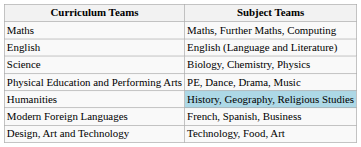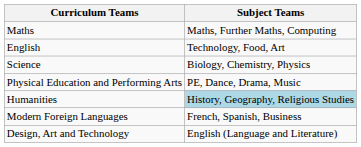(262, 47) English (Language and Literature) -> (236, 47) Technology, Food, Art
(236, 133) Technology, Food, Art -> (262, 133) English (Language and Literature)
